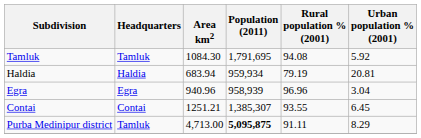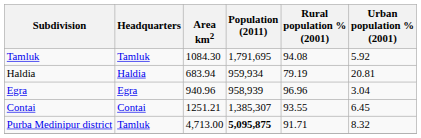(295, 125) 91.11 -> (295, 125) 91.71
(360, 125) 8.29 -> (360, 125) 8.32
